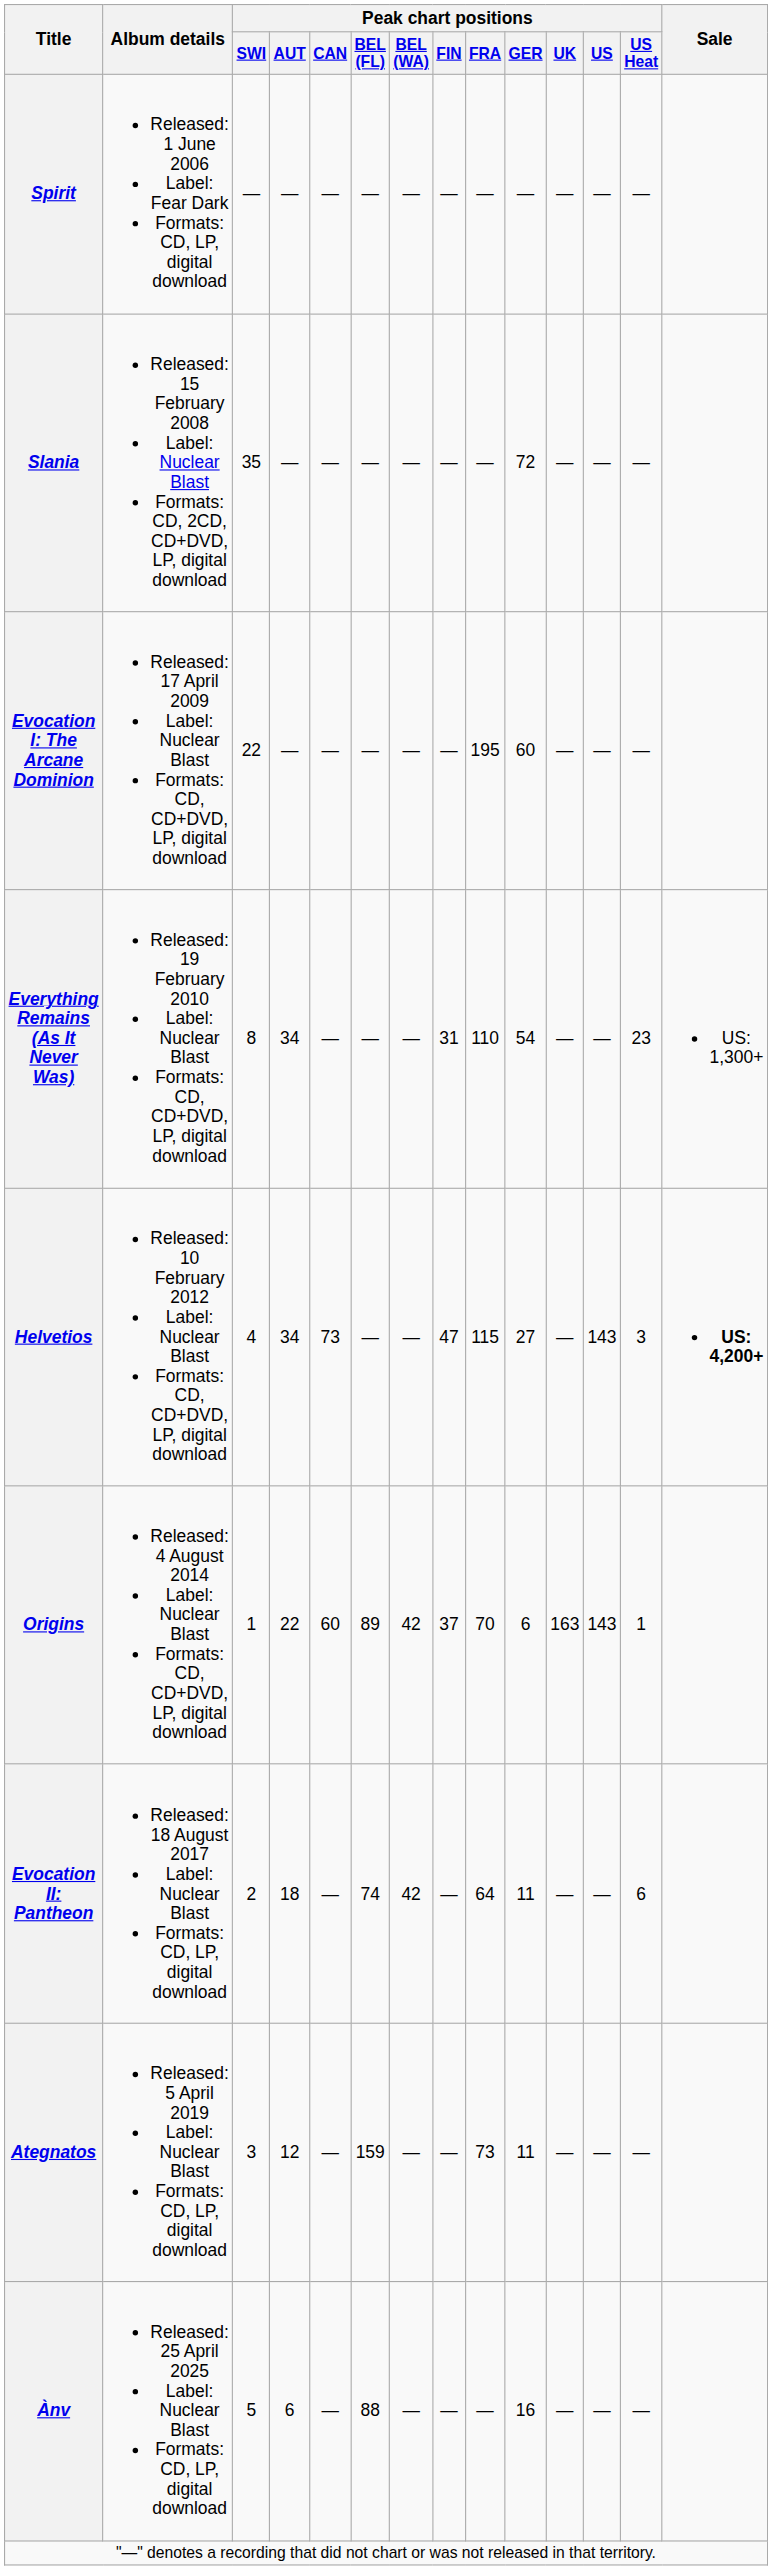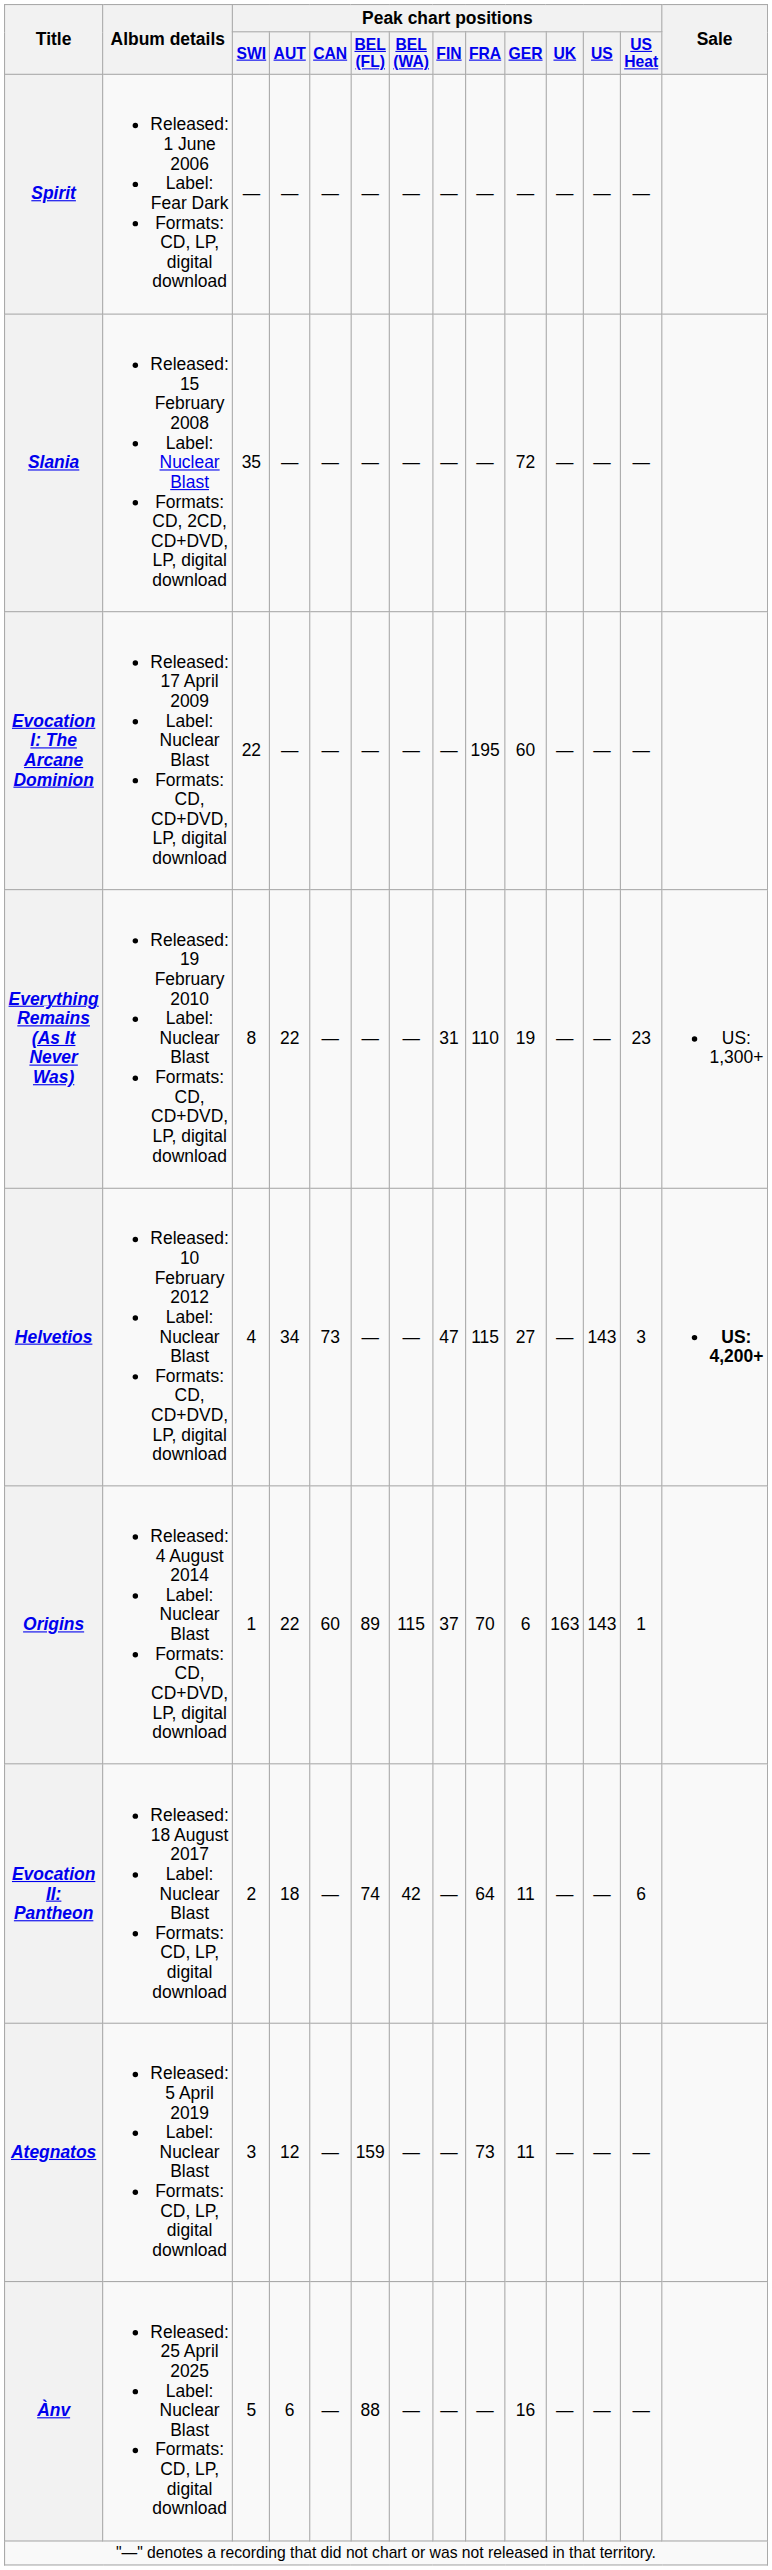(290, 1038) 34 -> (290, 1038) 22
(526, 1038) 54 -> (526, 1038) 19
(411, 1624) 42 -> (411, 1624) 115
